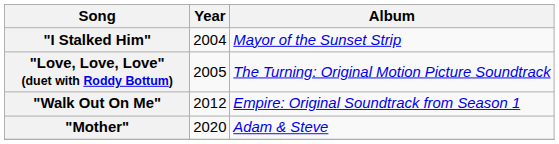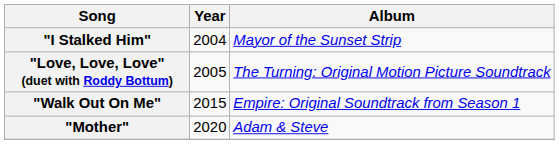(210, 103) 2012 -> (210, 103) 2015
